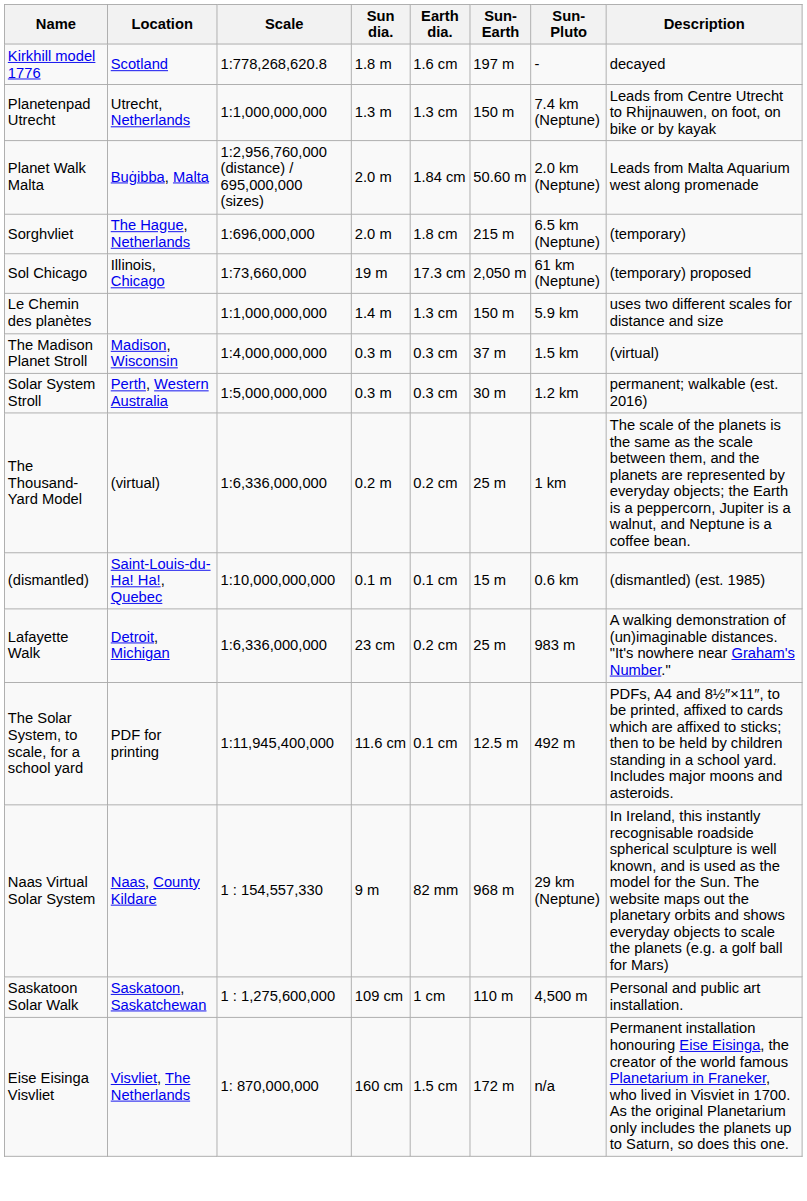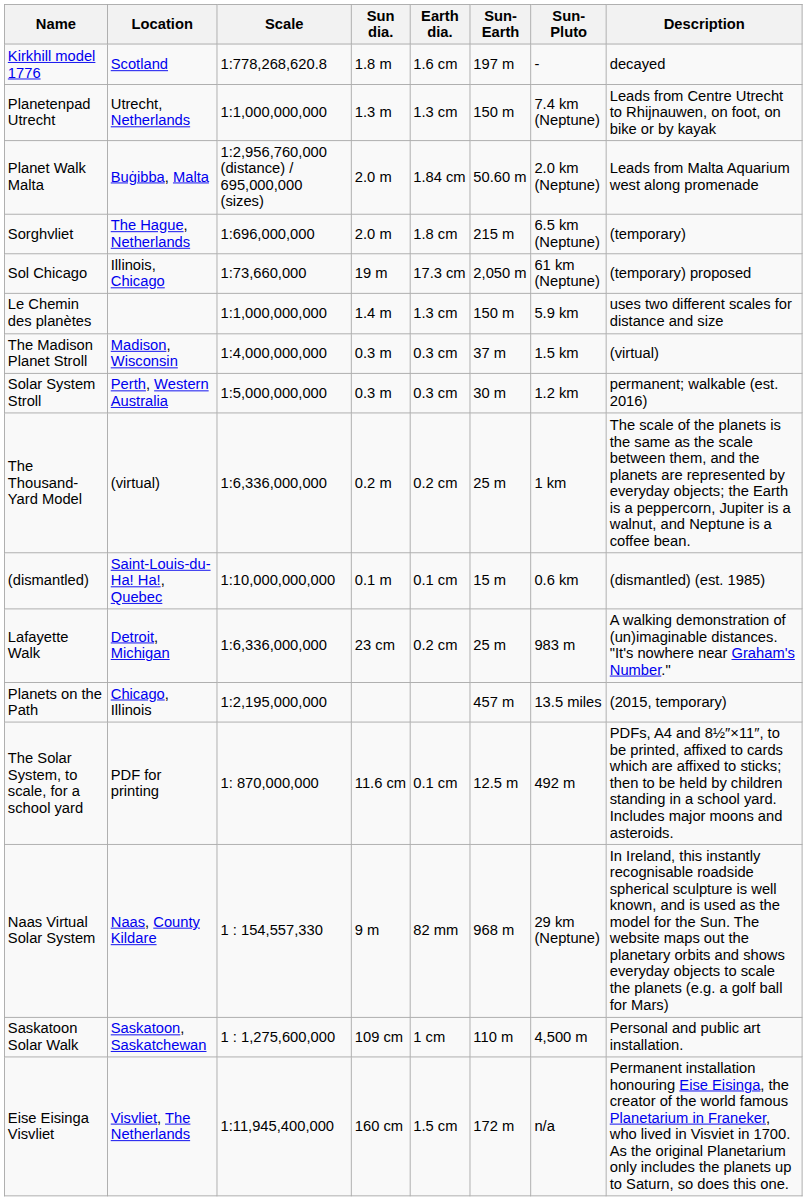+ row: (55, 702)
(277, 743) 1:11,945,400,000 -> (270, 783) 1: 870,000,000
(270, 1086) 1: 870,000,000 -> (277, 1126) 1:11,945,400,000
